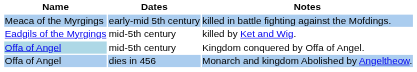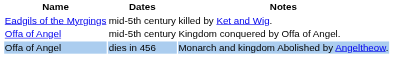- row: (297, 20)
(33, 47) lightblue background -> (33, 34) no background
